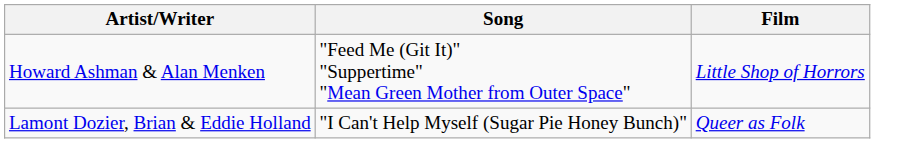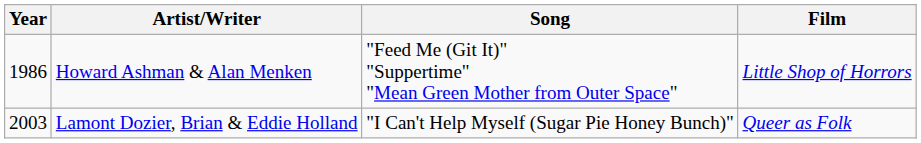+ column: (28, 19)
